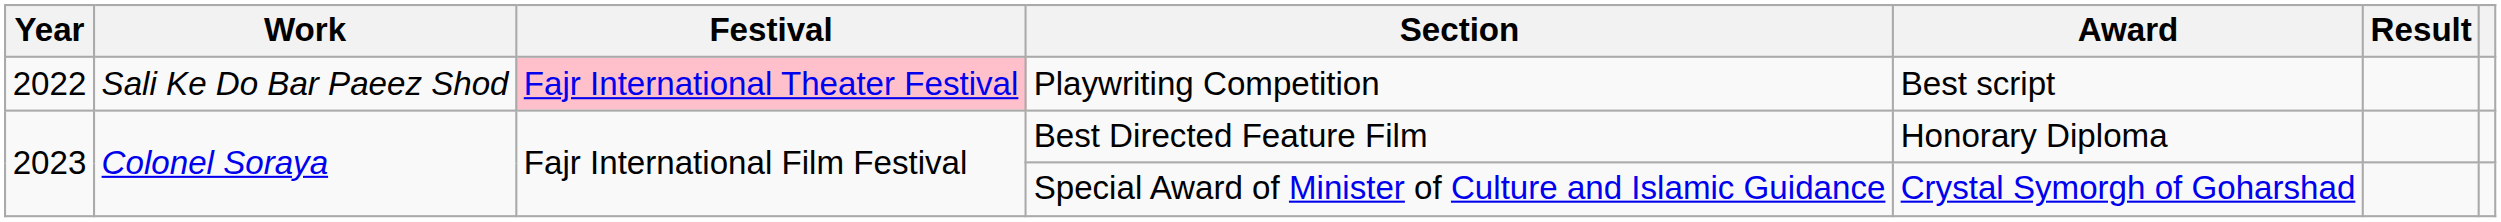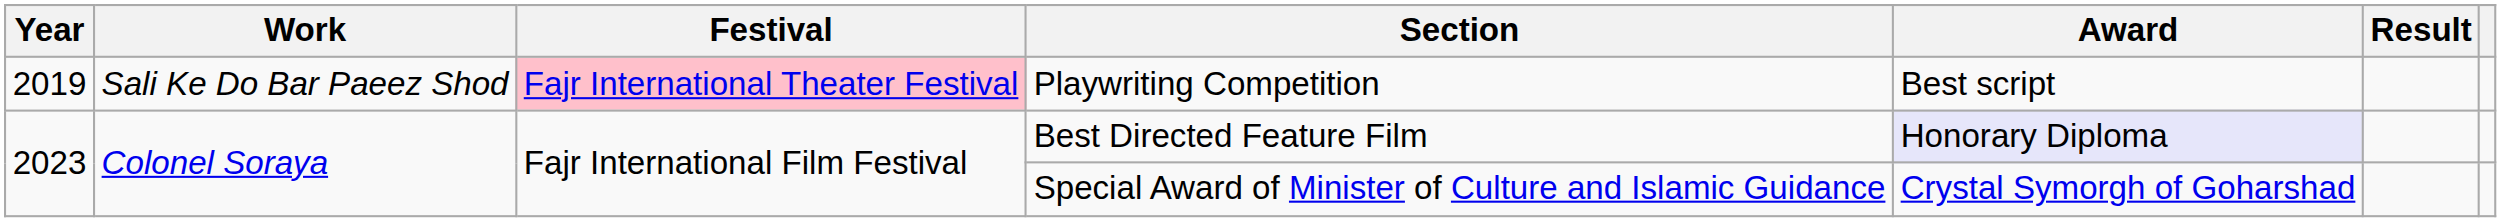(50, 83) 2022 -> (50, 83) 2019
(2034, 135) no background -> (2034, 135) lavender background
